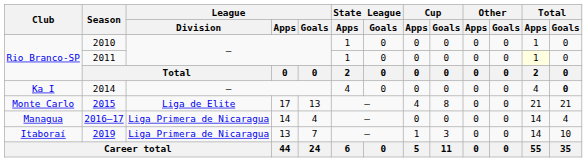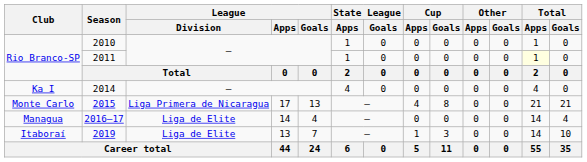(566, 88) bold -> (566, 88) normal
(199, 104) Liga de Elite -> (199, 104) Liga Primera de Nicaragua
(199, 119) Liga Primera de Nicaragua -> (199, 119) Liga de Elite
(199, 134) Liga Primera de Nicaragua -> (199, 134) Liga de Elite
